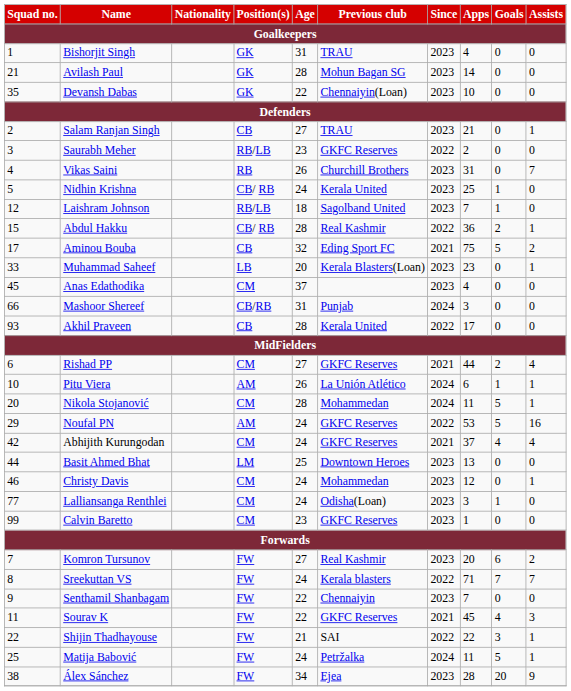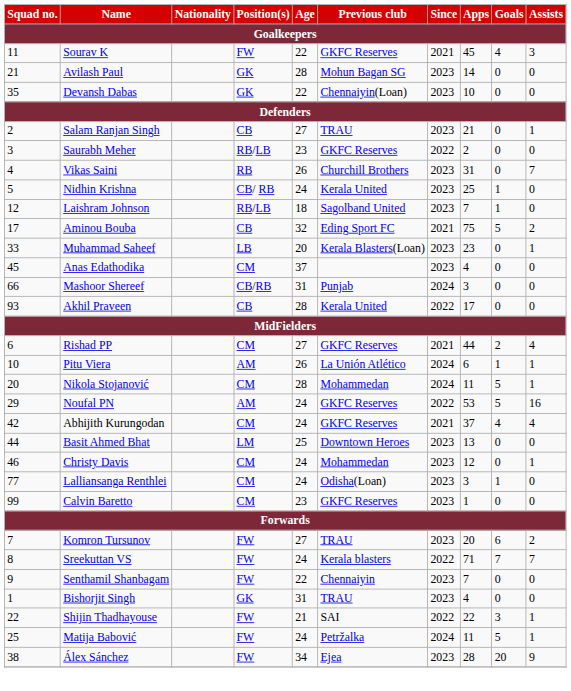rows swapped: (99, 53) <-> (86, 618)
- row: (95, 228)
(353, 559) Real Kashmir -> (336, 540) TRAU
